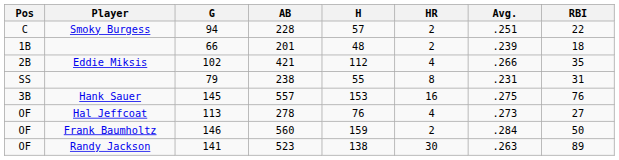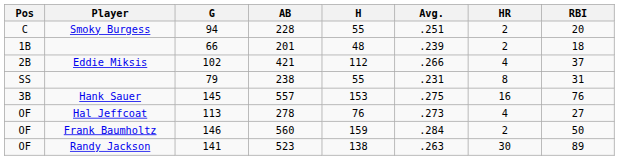columns swapped: (505, 13) <-> (432, 13)
(358, 30) 57 -> (358, 30) 55
(578, 30) 22 -> (578, 30) 20
(578, 63) 35 -> (578, 63) 37
